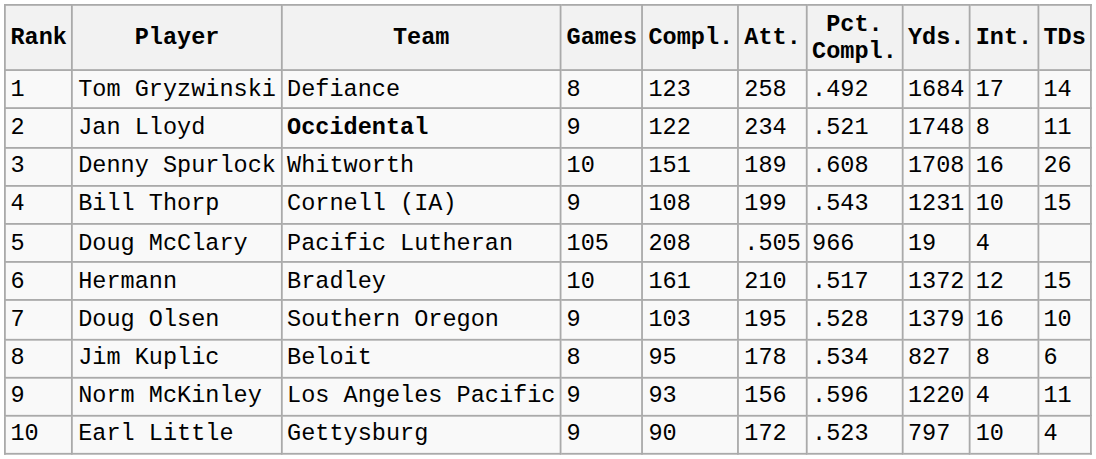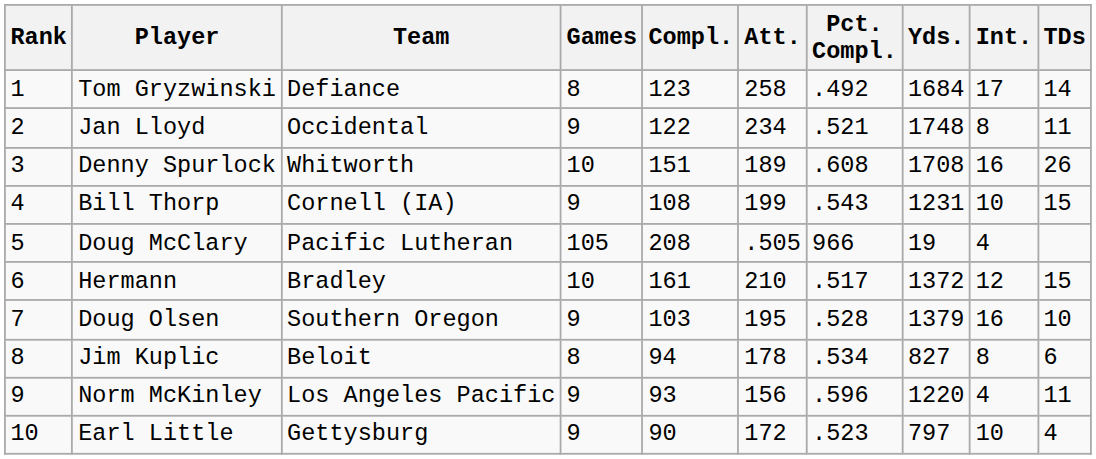(358, 128) bold -> (358, 128) normal
(663, 358) 95 -> (663, 358) 94
